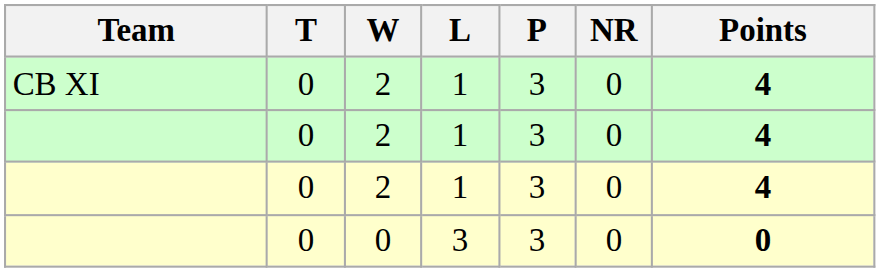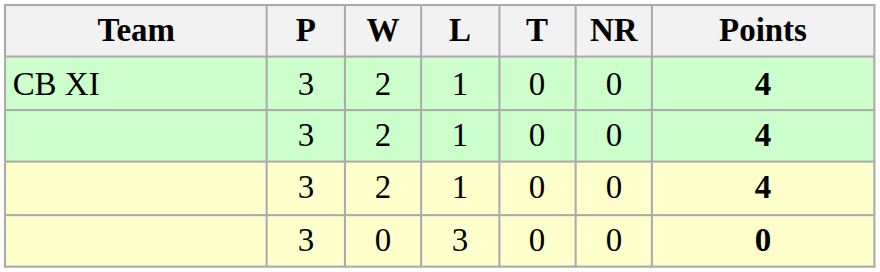columns swapped: (537, 30) <-> (306, 30)
